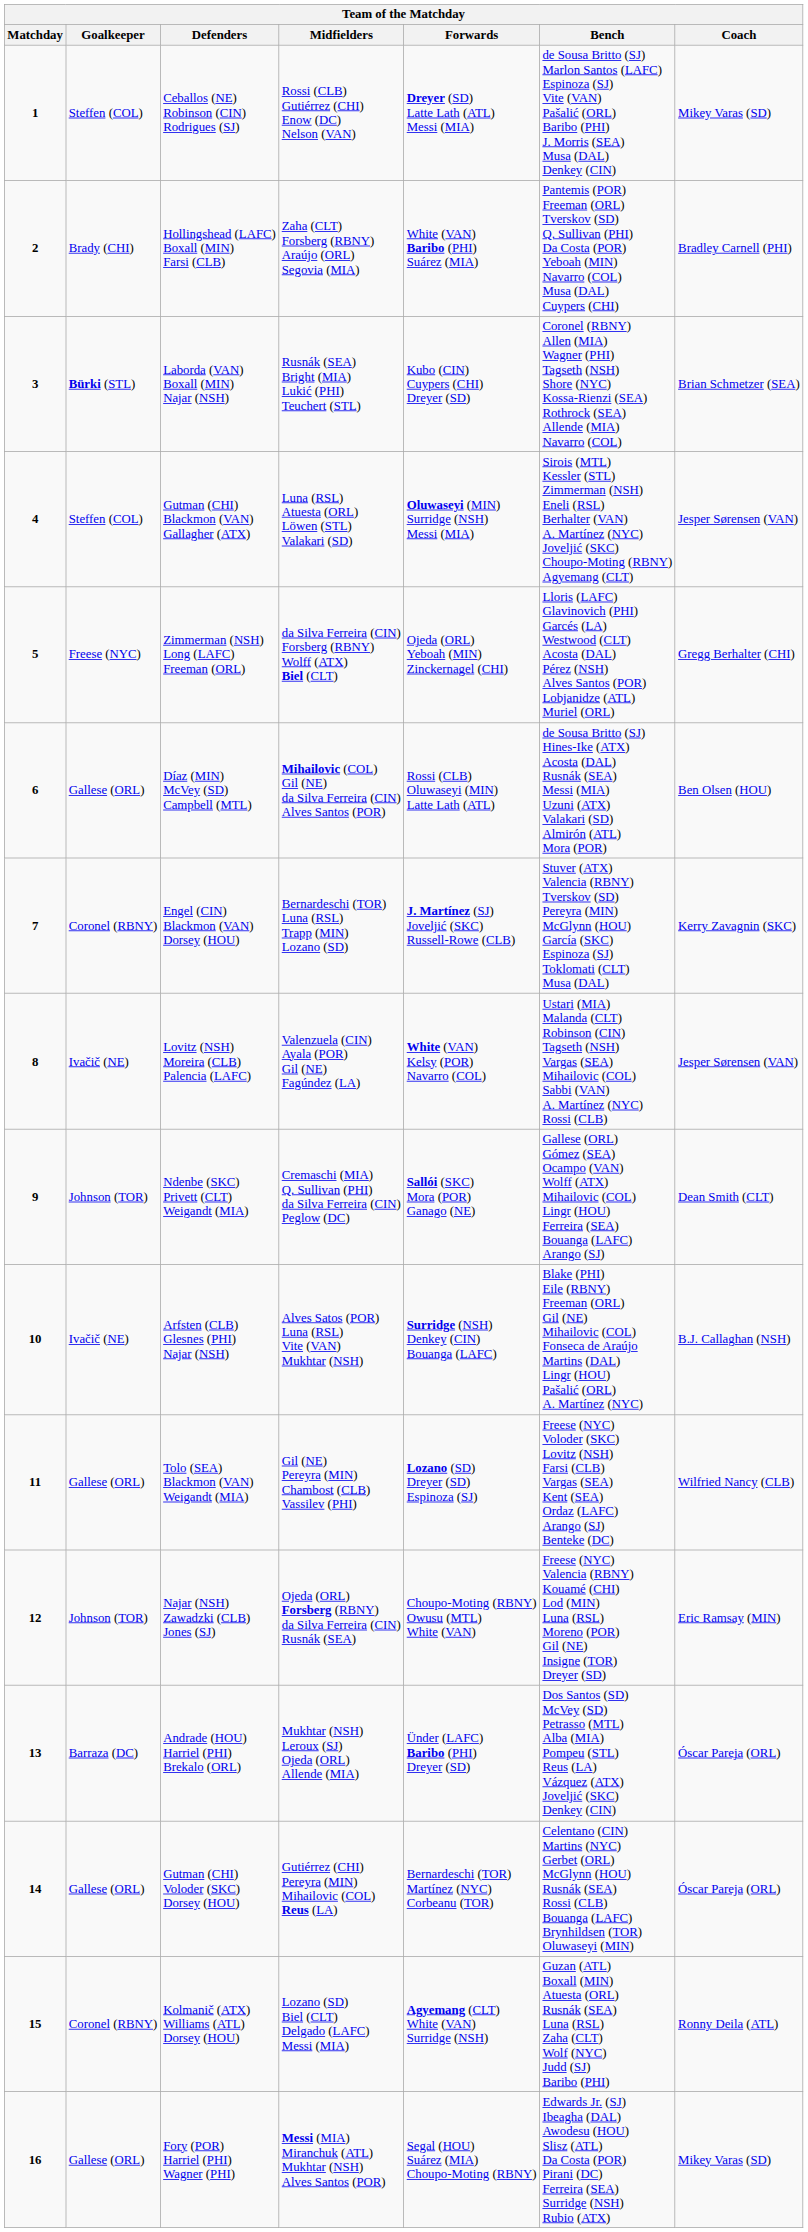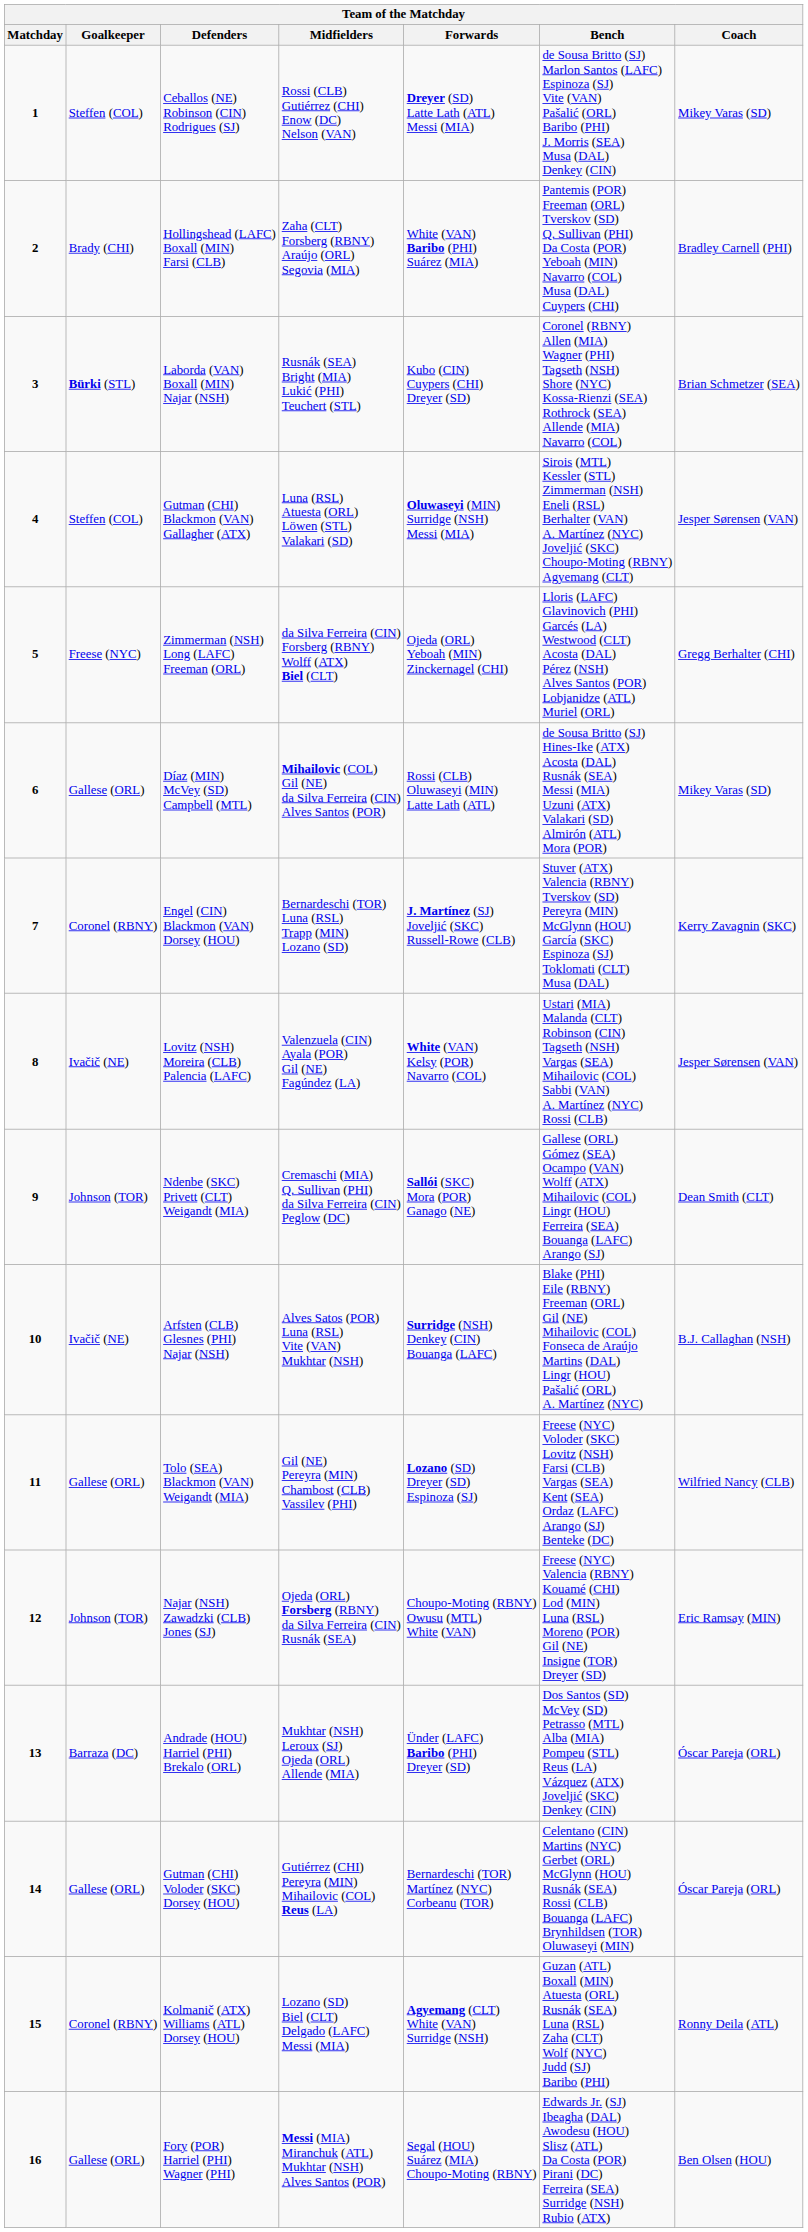(725, 790) Ben Olsen (HOU) -> (725, 790) Mikey Varas (SD)
(725, 2159) Mikey Varas (SD) -> (725, 2159) Ben Olsen (HOU)
